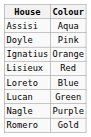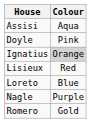(68, 54) no background -> (68, 54) lightgrey background
- row: (20, 97)
